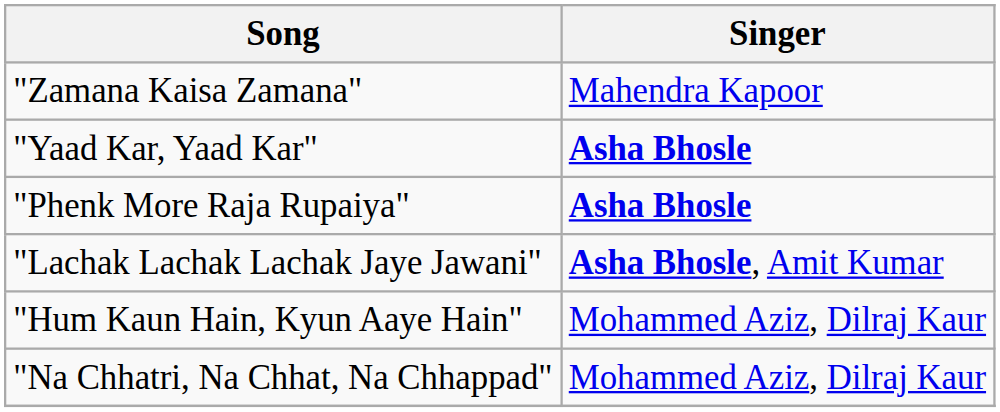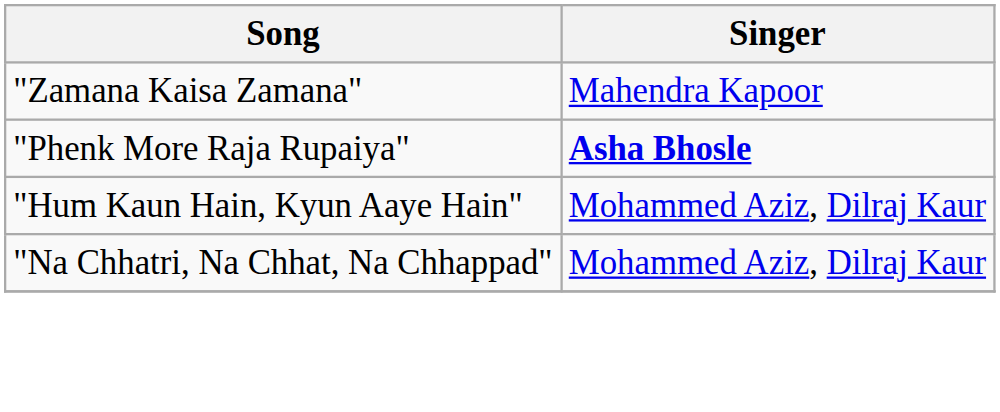- row: (166, 148)
- row: (278, 262)
